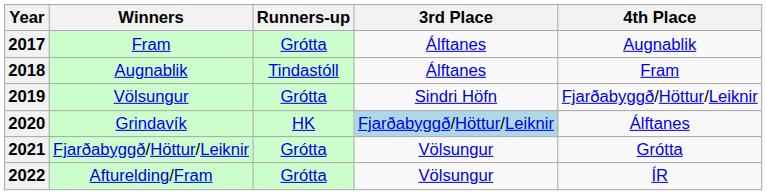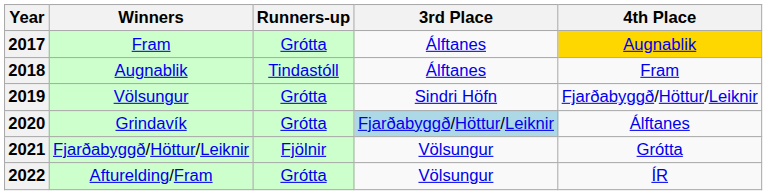(660, 44) no background -> (660, 44) gold background
(304, 123) HK -> (304, 123) Grótta
(304, 149) Grótta -> (304, 149) Fjölnir
